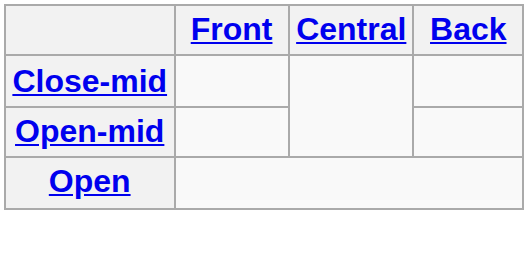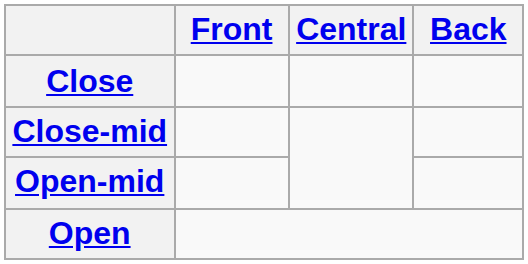+ row: (90, 80)
